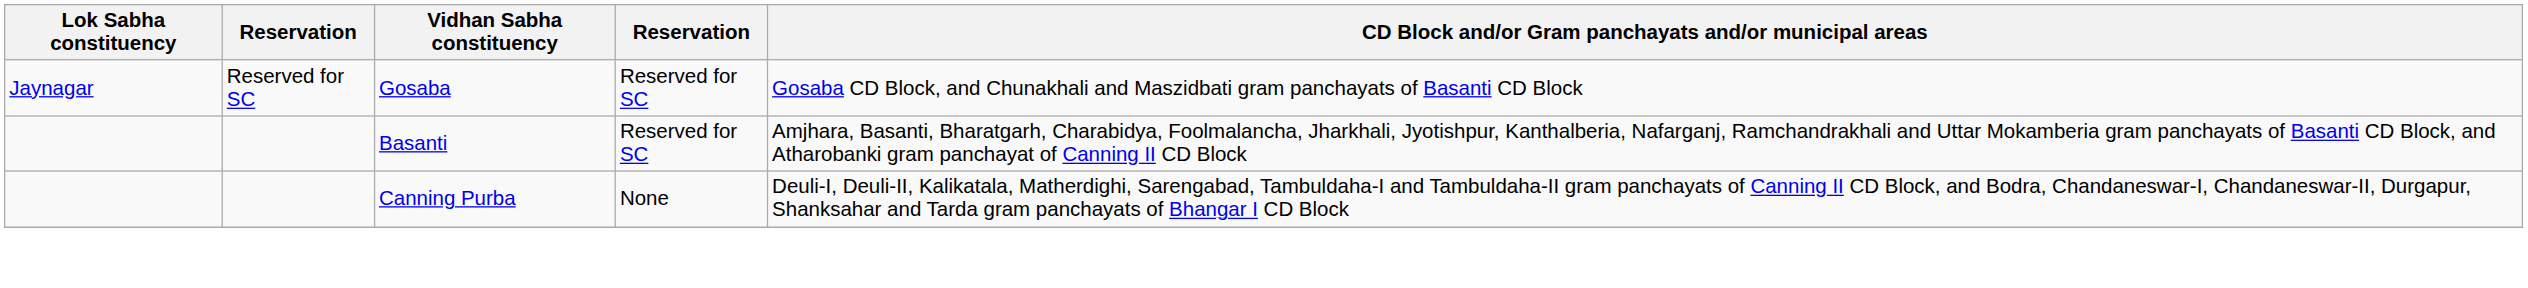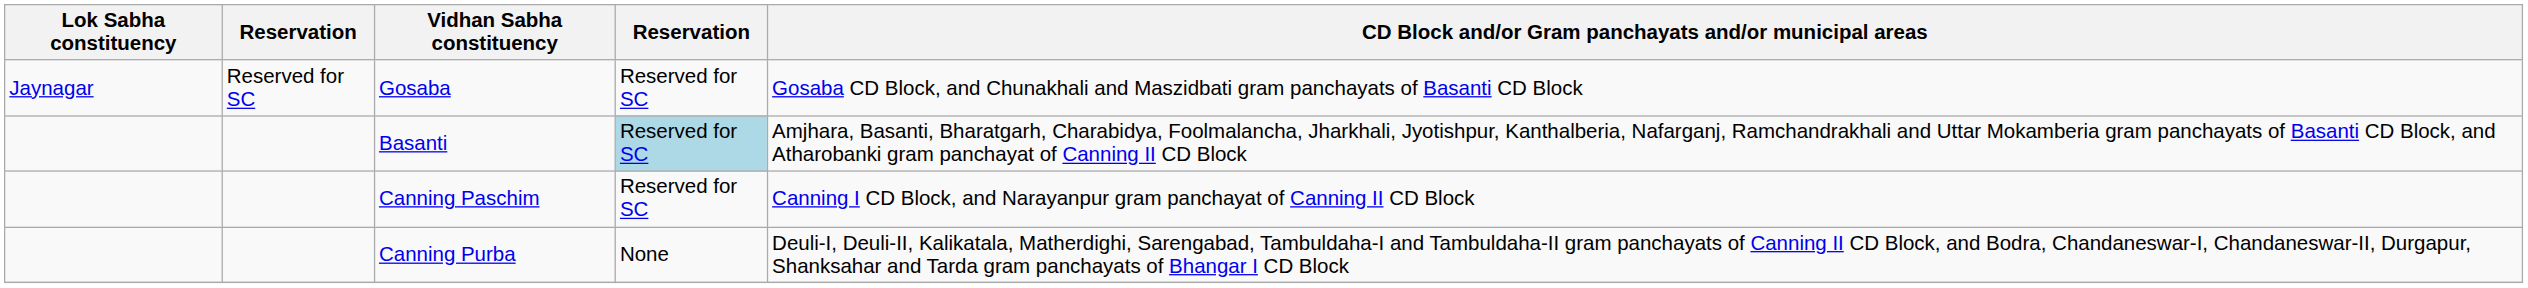(679, 143) no background -> (679, 143) lightblue background
+ row: (459, 198)
